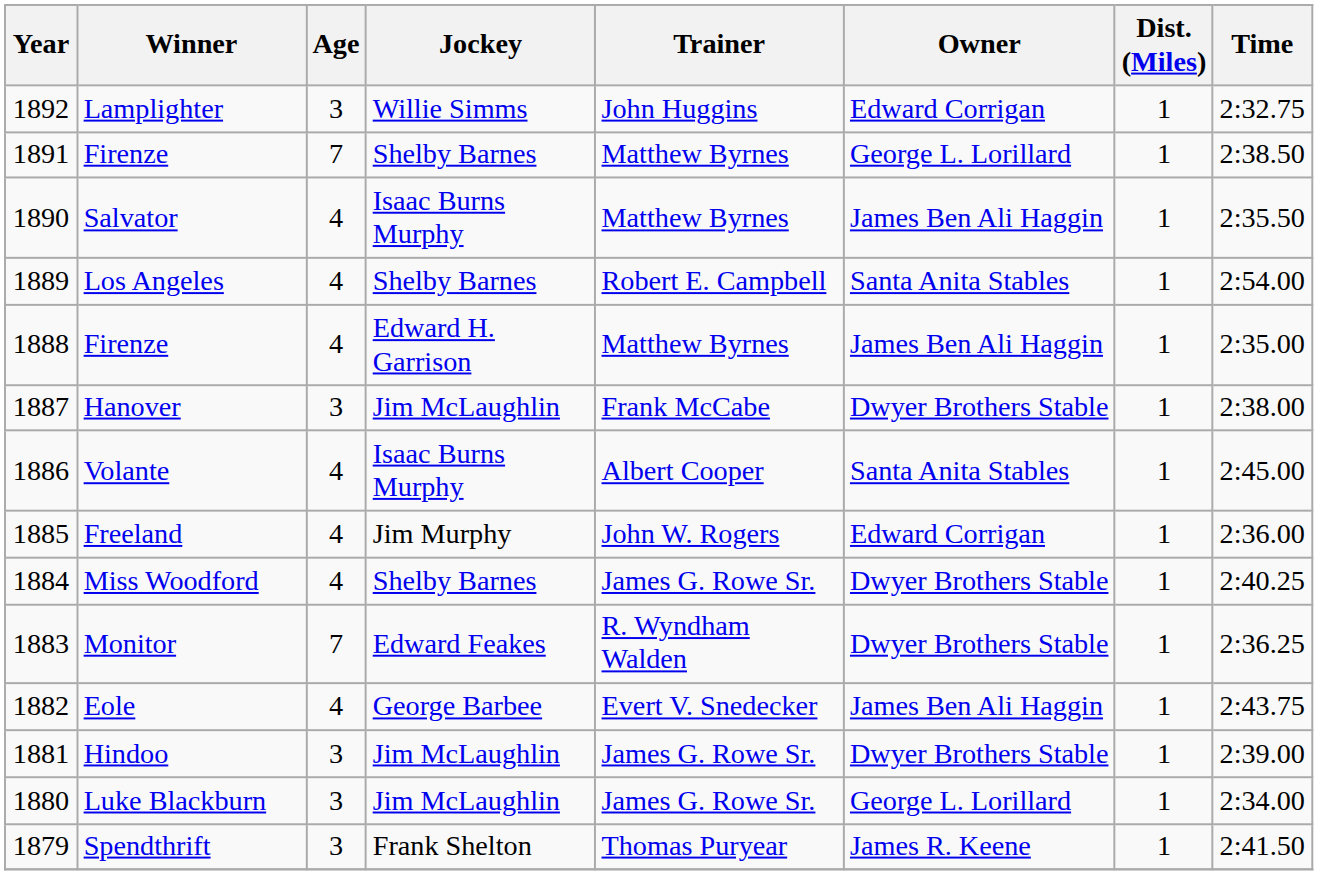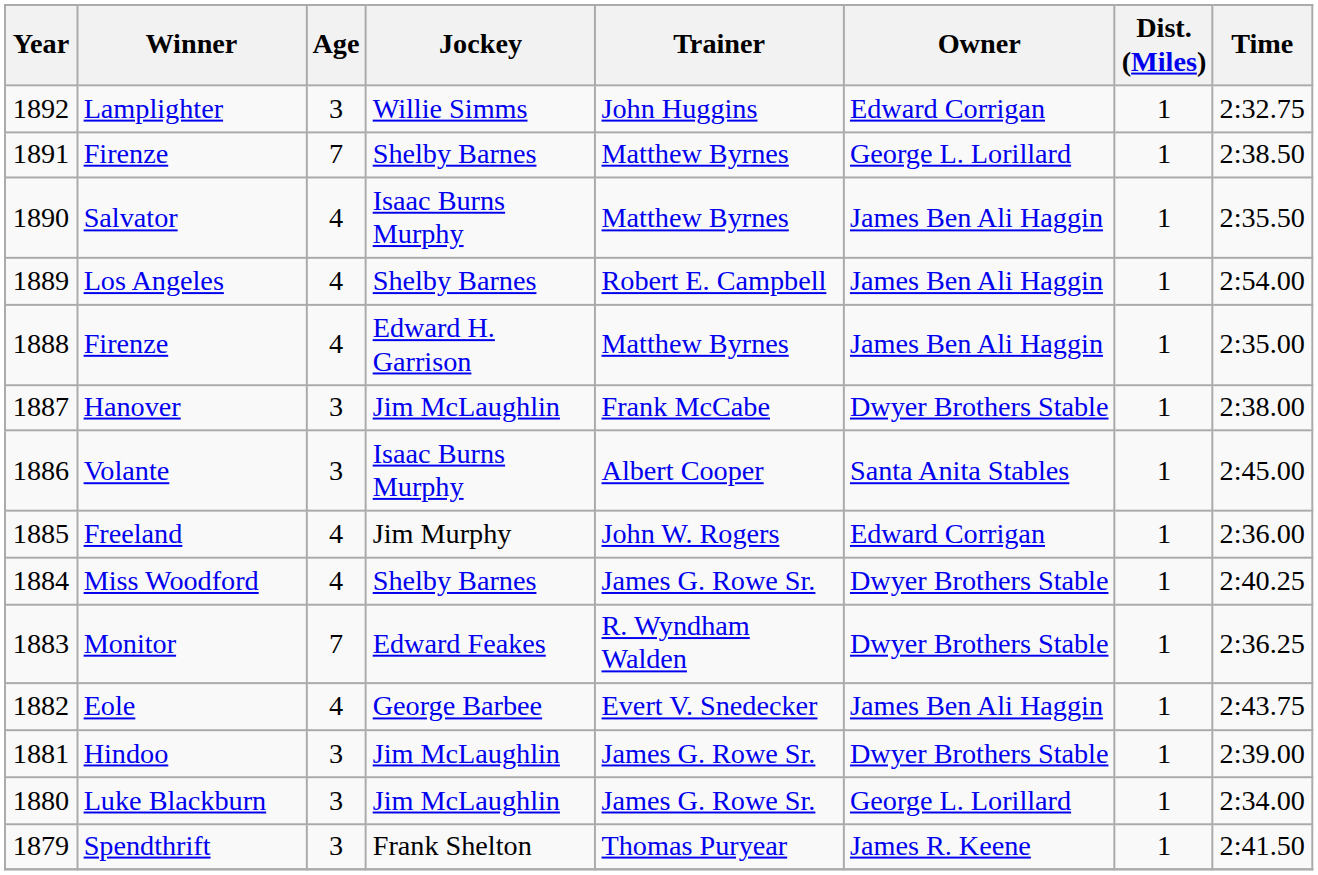(960, 281) Santa Anita Stables -> (976, 281) James Ben Ali Haggin
(336, 470) 4 -> (336, 470) 3
